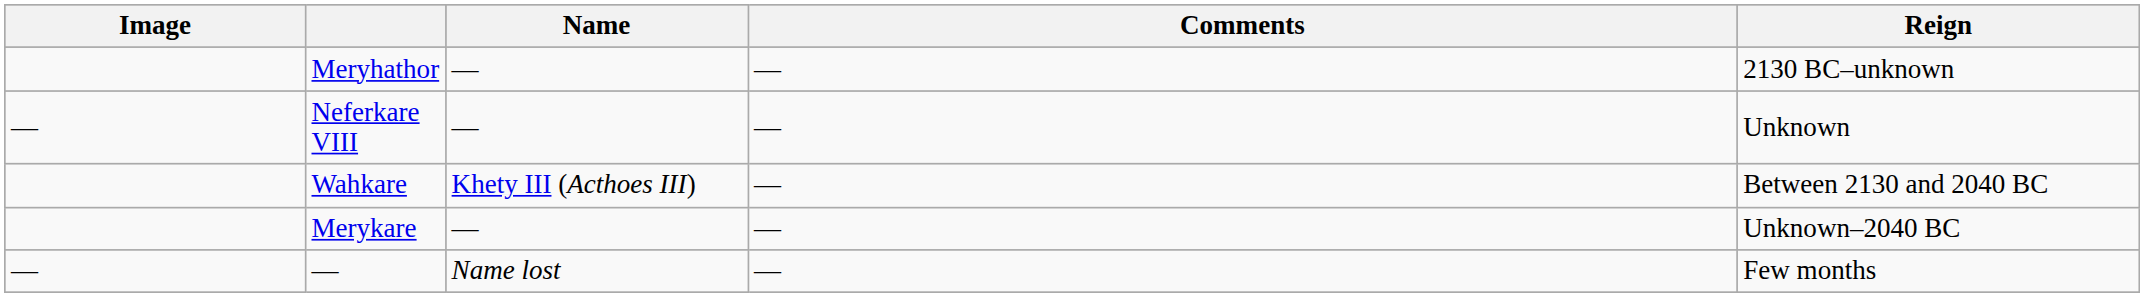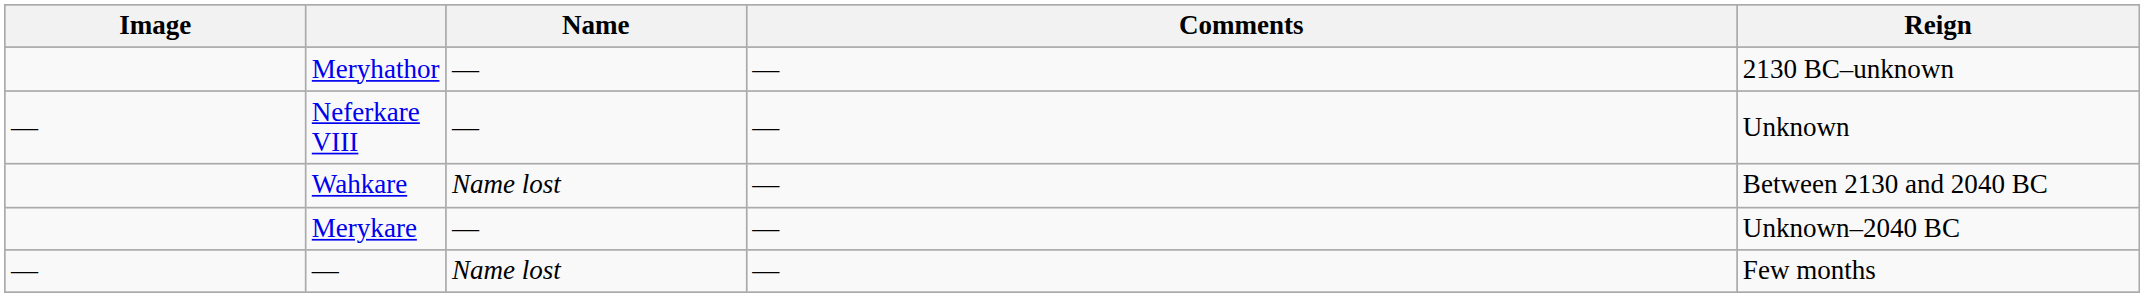(574, 185) Khety III (Acthoes III) -> (506, 185) Name lost
